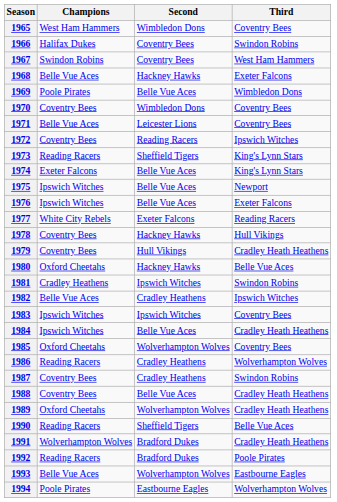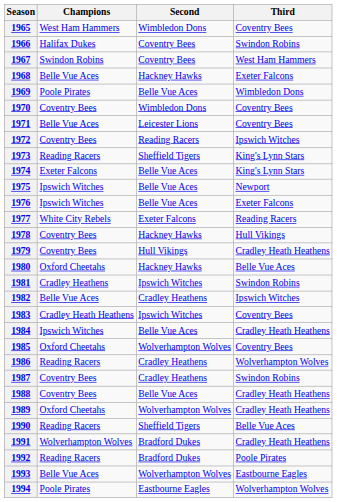(72, 315) Ipswich Witches -> (87, 315) Cradley Heath Heathens
